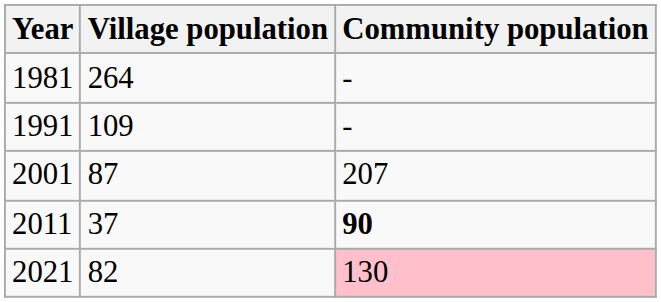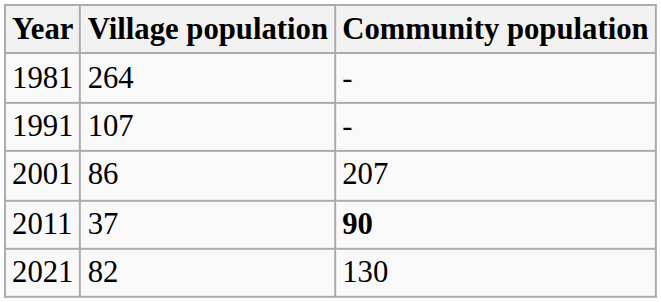(111, 126) 109 -> (111, 126) 107
(103, 175) 87 -> (103, 175) 86
(365, 272) pink background -> (365, 272) no background
